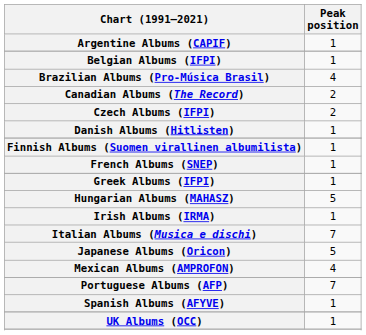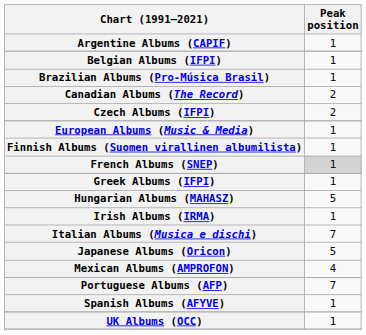(333, 78) 4 -> (333, 78) 1
- row: (155, 130)
+ row: (155, 130)
(333, 164) no background -> (333, 164) lightgrey background
